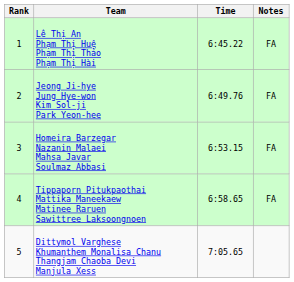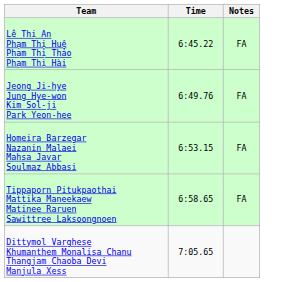- column: (19, 11)
